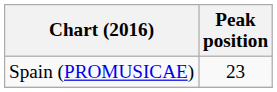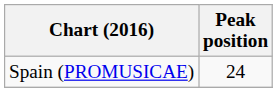(236, 71) 23 -> (236, 71) 24
